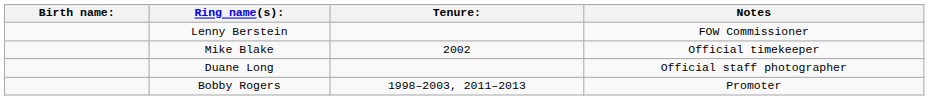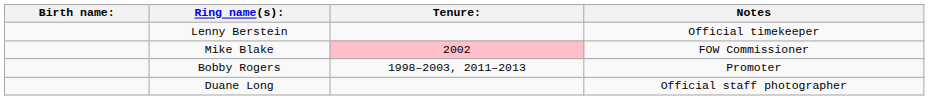(754, 32) FOW Commissioner -> (754, 32) Official timekeeper
(457, 50) no background -> (457, 50) pink background
(754, 50) Official timekeeper -> (754, 50) FOW Commissioner
rows swapped: (239, 68) <-> (239, 86)
